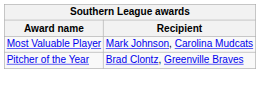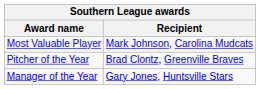+ row: (52, 76)
